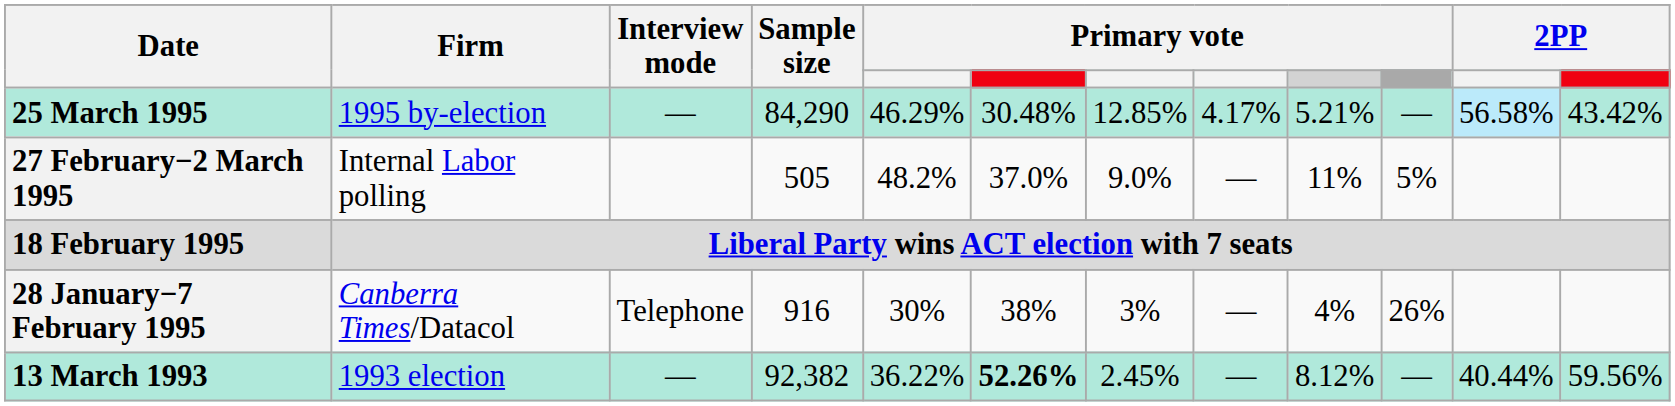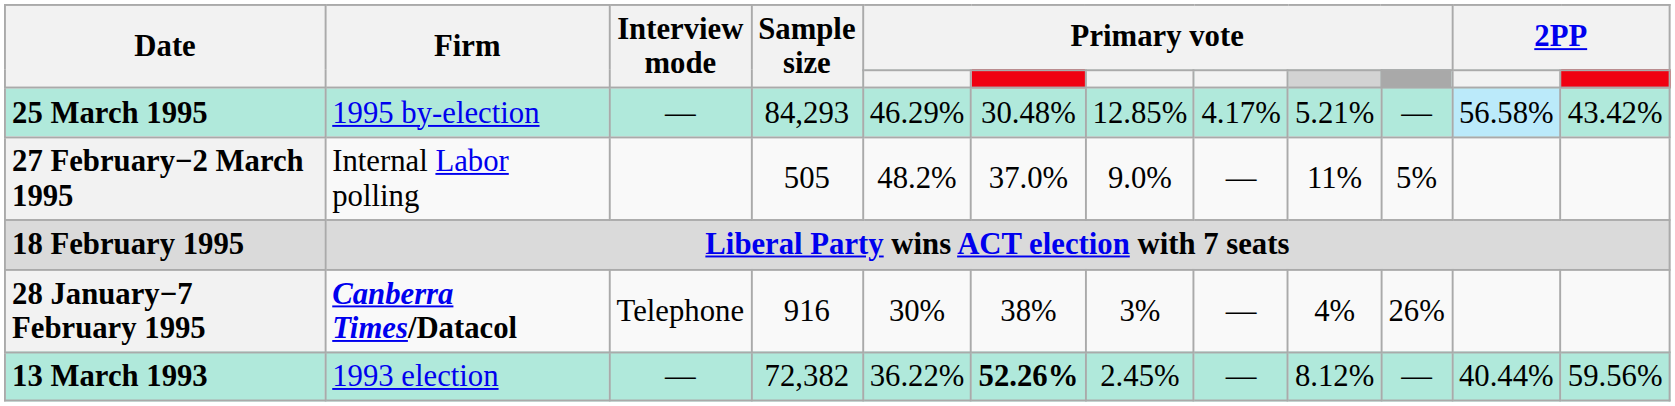(807, 112) 84,290 -> (807, 112) 84,293
(427, 310) normal -> (425, 310) bold
(807, 376) 92,382 -> (807, 376) 72,382
